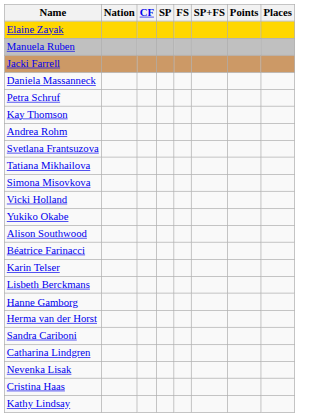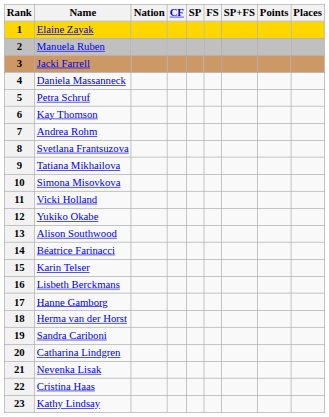+ column: (19, 13)
